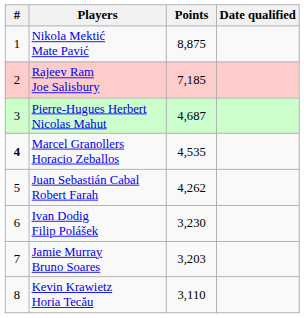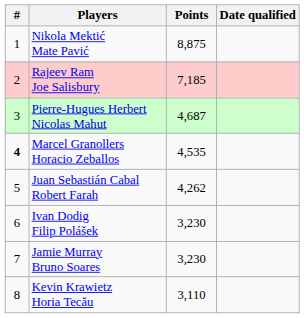(192, 259) 3,203 -> (192, 259) 3,230
